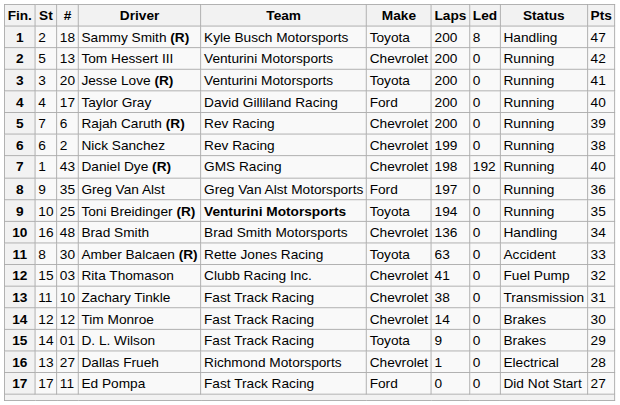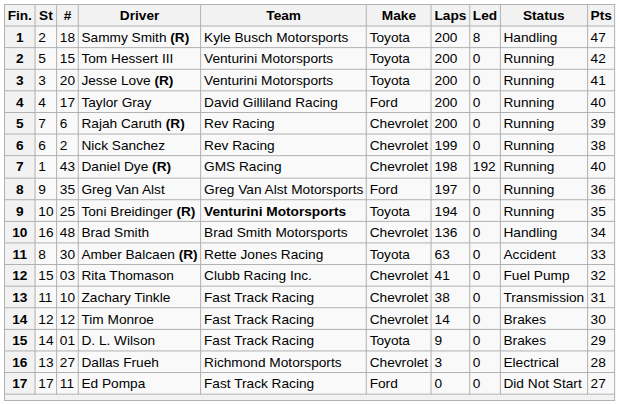(67, 59) 13 -> (67, 59) 15
(399, 59) Chevrolet -> (390, 59) Toyota
(438, 362) 1 -> (438, 362) 3
